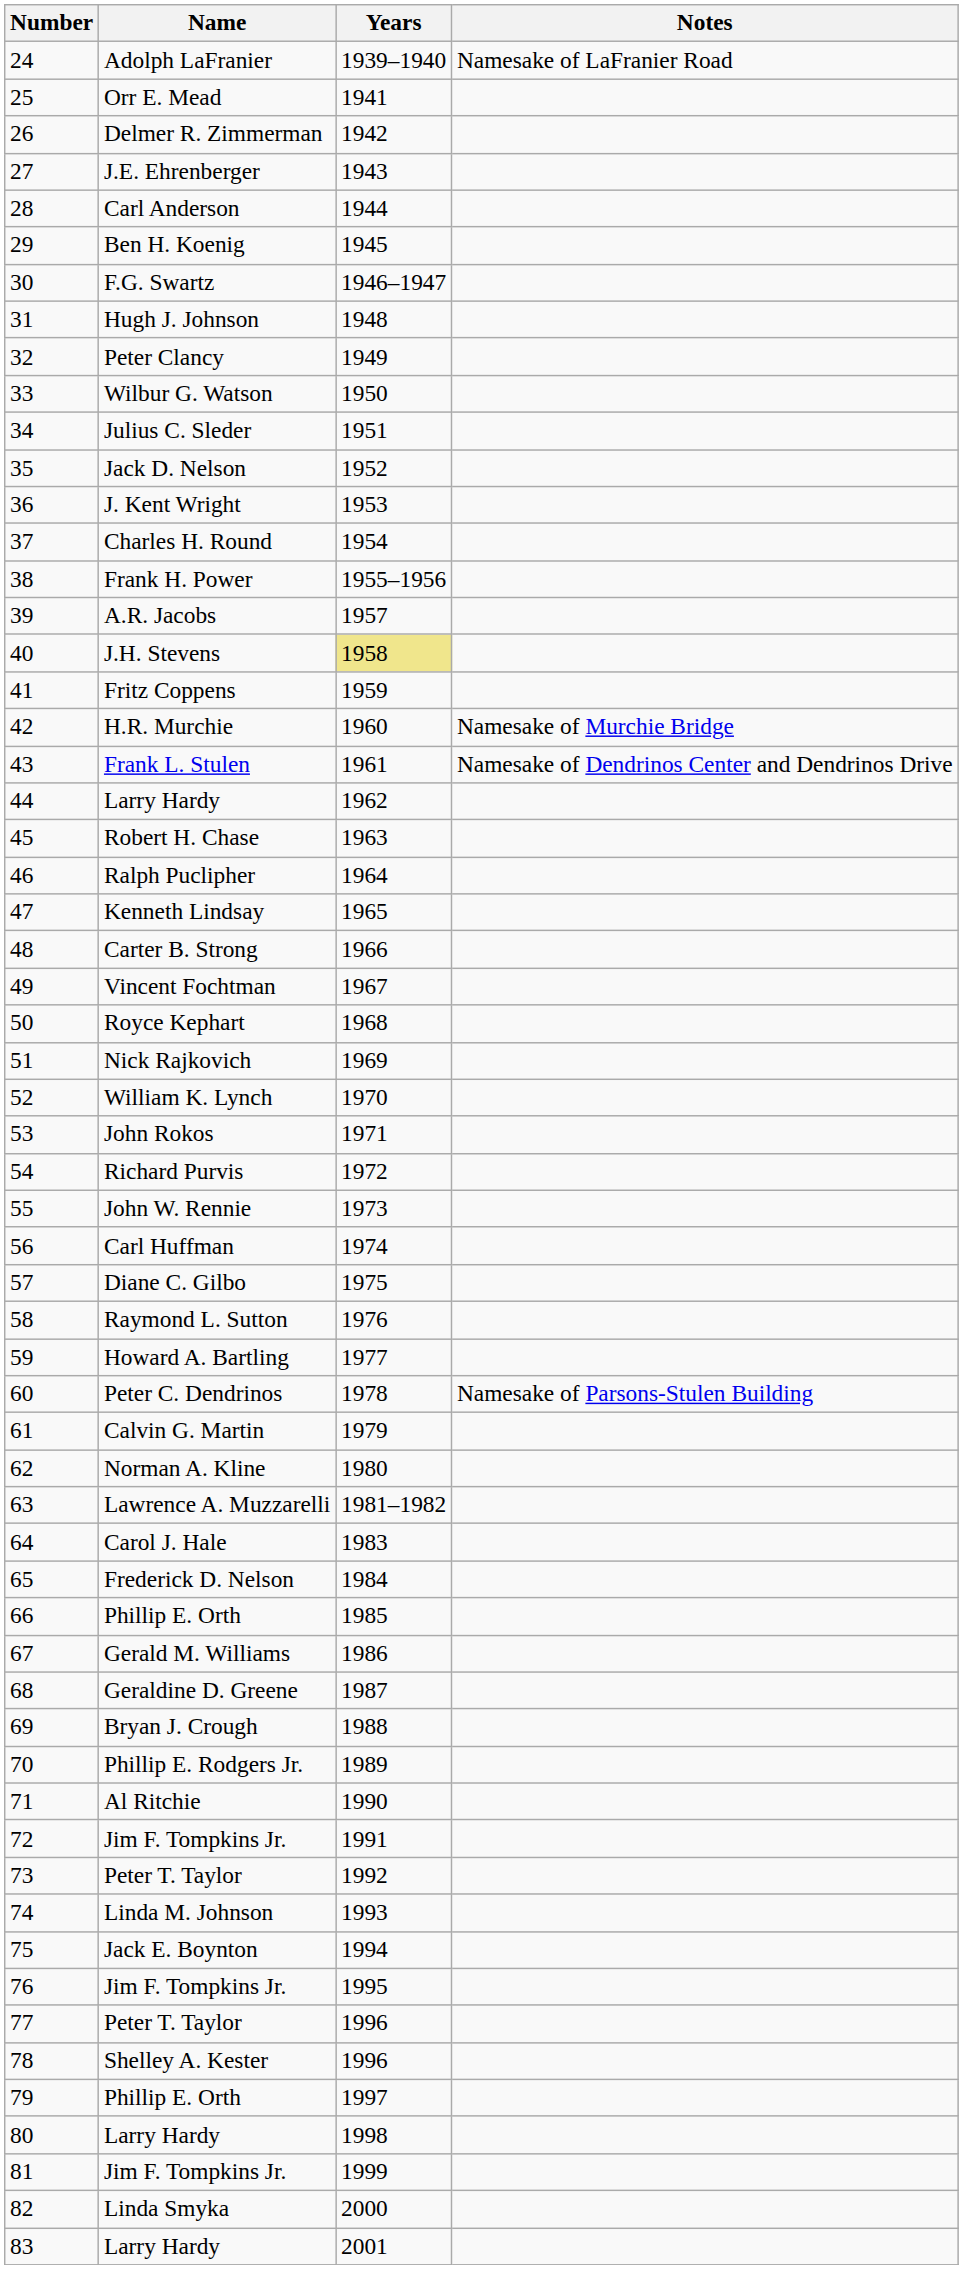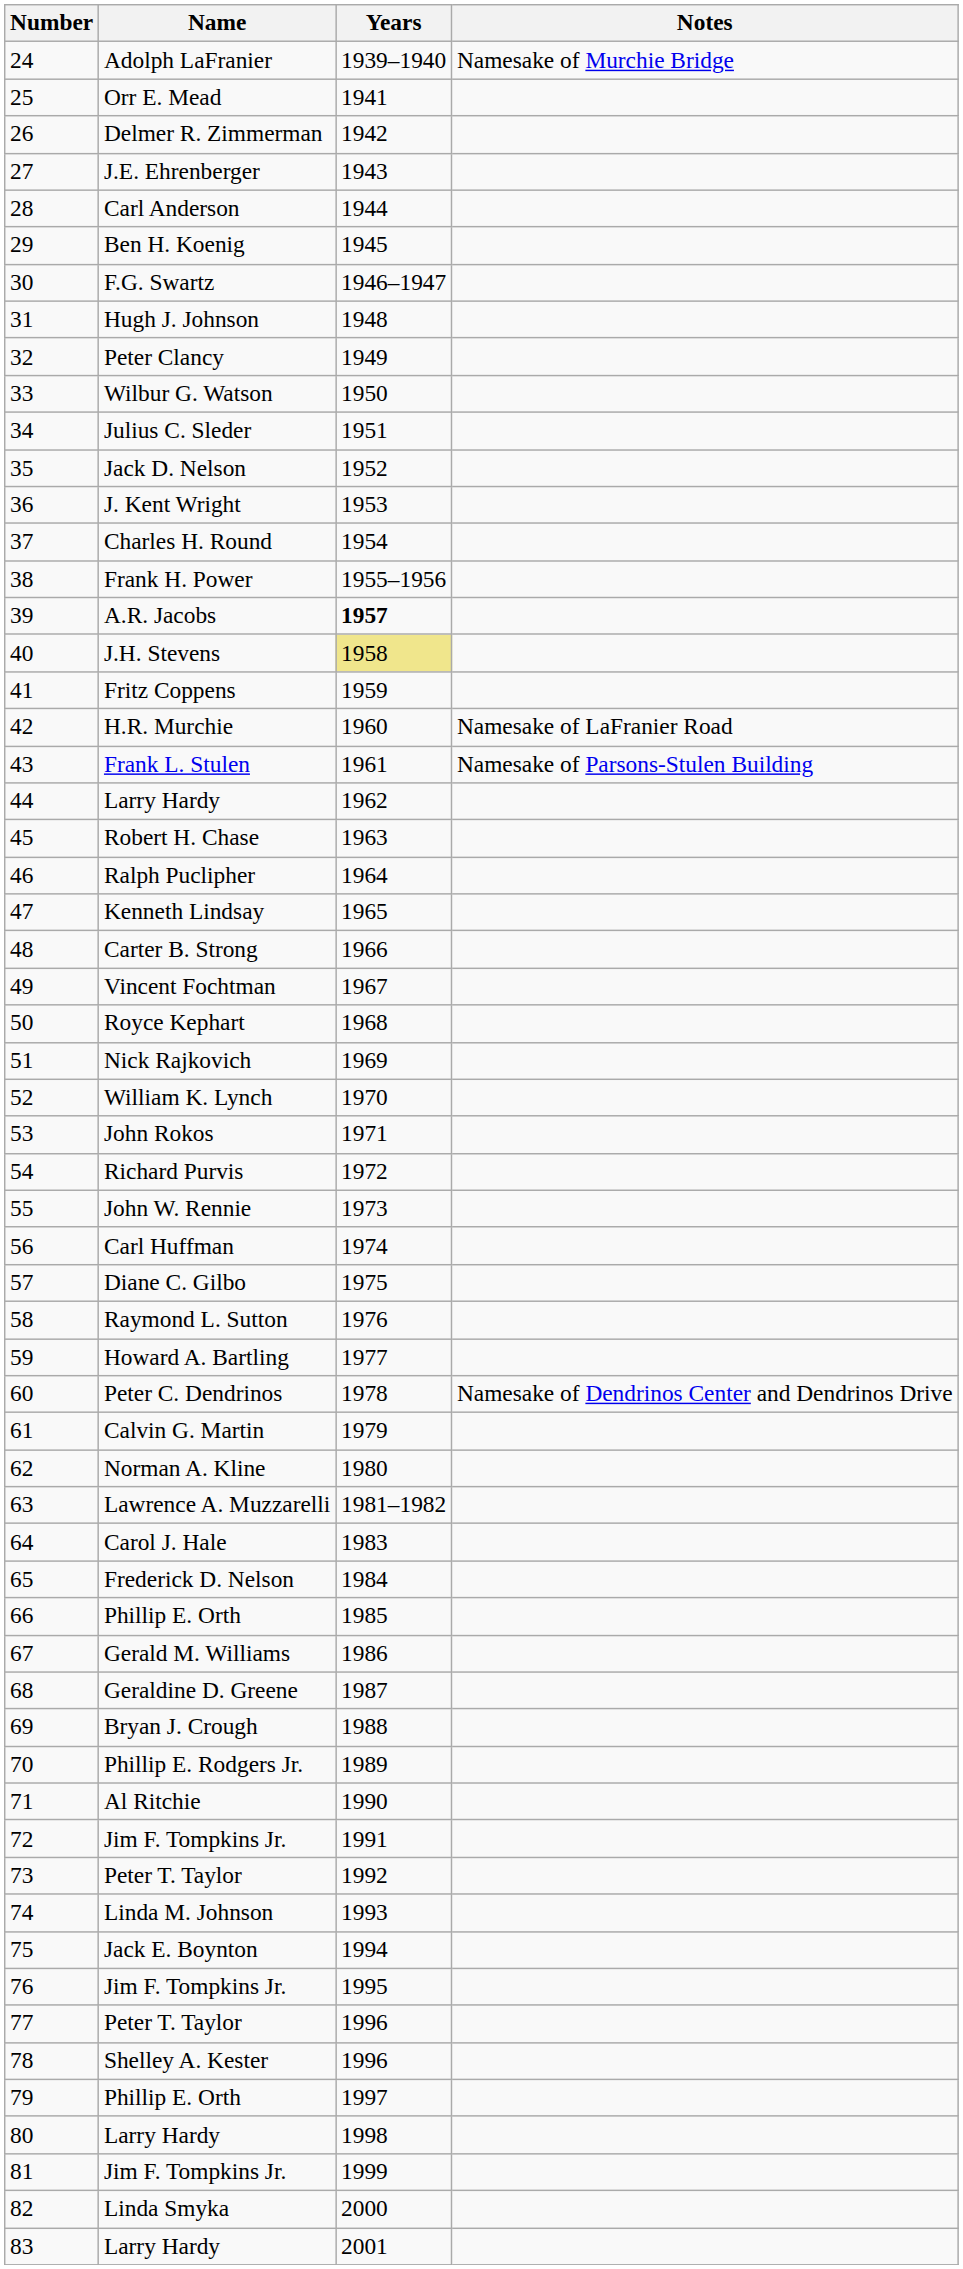(595, 60) Namesake of LaFranier Road -> (595, 60) Namesake of Murchie Bridge
(364, 615) normal -> (364, 615) bold
(595, 726) Namesake of Murchie Bridge -> (595, 726) Namesake of LaFranier Road
(705, 763) Namesake of Dendrinos Center and Dendrinos Drive -> (635, 763) Namesake of Parsons-Stulen Building
(635, 1393) Namesake of Parsons-Stulen Building -> (705, 1393) Namesake of Dendrinos Center and Dendrinos Drive
